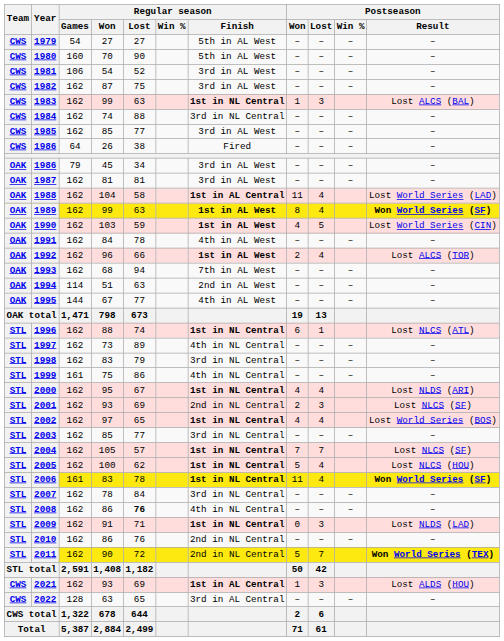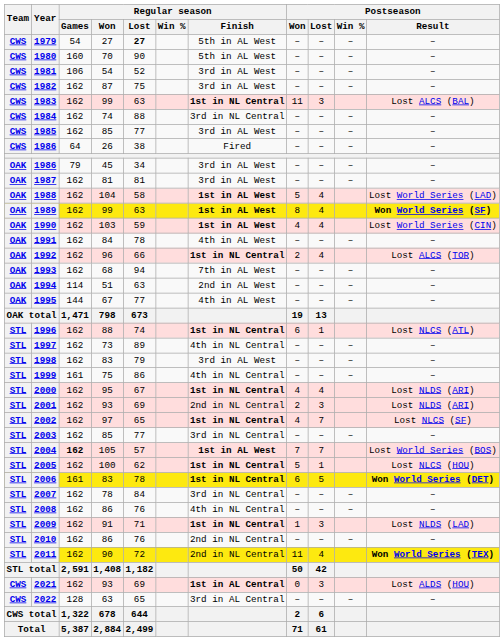(139, 42) normal -> (139, 42) bold
(297, 102) 1 -> (297, 102) 11
(237, 196) 1st in AL Central -> (237, 196) 1st in AL West
(297, 196) 11 -> (297, 196) 5
(321, 226) 5 -> (321, 226) 4
(237, 256) 1st in AL West -> (237, 256) 1st in NL Central
(237, 361) 3rd in NL Central -> (237, 361) 3rd in AL West
(433, 405) Lost NLCS (SF) -> (433, 405) Lost NLDS (ARI)
(321, 420) 4 -> (321, 420) 7
(433, 420) Lost World Series (BOS) -> (433, 420) Lost NLCS (SF)
(75, 450) normal -> (75, 450) bold
(237, 450) 1st in NL Central -> (237, 450) 1st in AL West
(433, 450) Lost NLCS (SF) -> (433, 450) Lost World Series (BOS)
(321, 465) 4 -> (321, 465) 1
(297, 480) 11 -> (297, 480) 6
(321, 480) 4 -> (321, 480) 5
(433, 480) Won World Series (SF) -> (433, 480) Won World Series (DET)
(139, 510) bold -> (139, 510) normal
(297, 525) 0 -> (297, 525) 1
(297, 555) 5 -> (297, 555) 11
(321, 555) 7 -> (321, 555) 4
(297, 585) 1 -> (297, 585) 0
